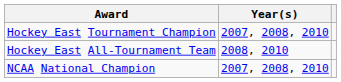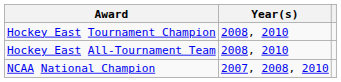(275, 32) 2007, 2008, 2010 -> (255, 32) 2008, 2010
